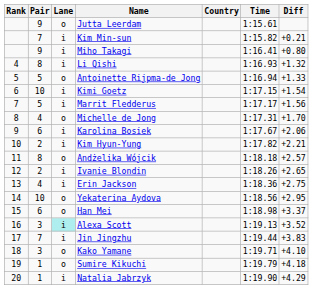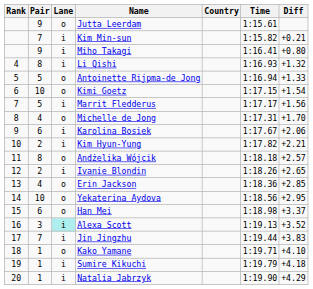(63, 91) i -> (63, 91) o
(63, 185) i -> (63, 185) o
(293, 185) +2.75 -> (293, 185) +2.85
(40, 251) 3 -> (40, 251) 1
(63, 265) o -> (63, 265) i
